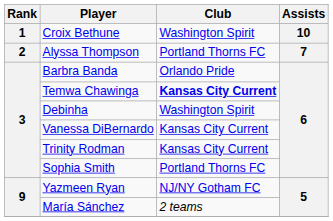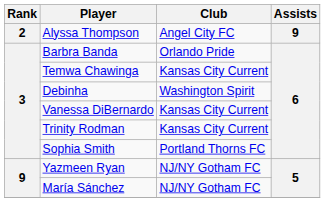- row: (81, 33)
(212, 52) Portland Thorns FC -> (197, 33) Angel City FC
(304, 52) 7 -> (295, 33) 9
(218, 91) bold -> (214, 71) normal
(181, 206) 2 teams -> (210, 187) NJ/NY Gotham FC
